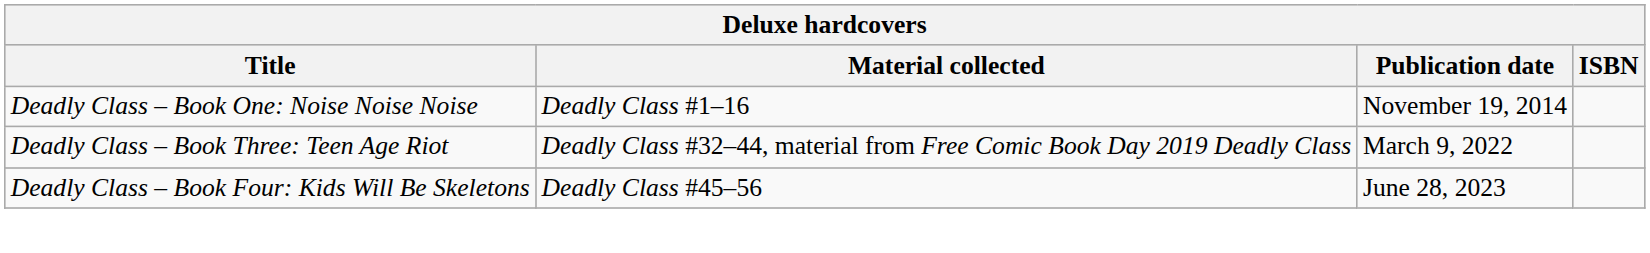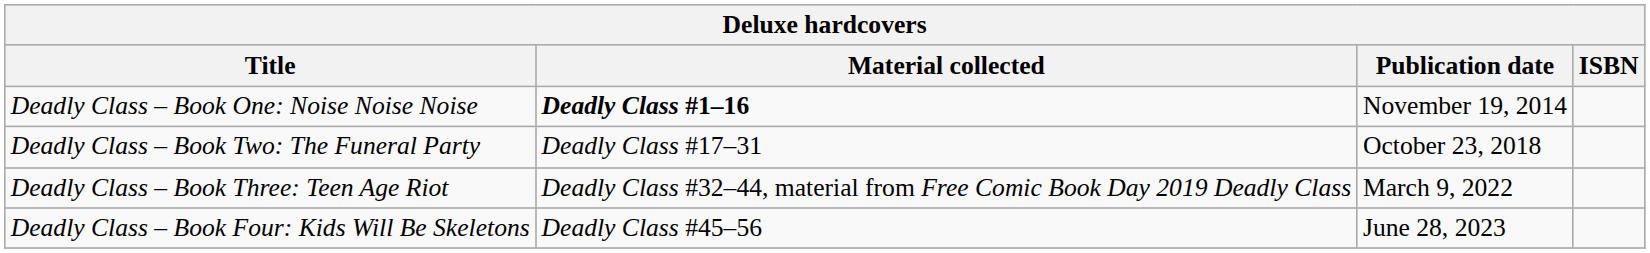(645, 106) normal -> (645, 106) bold
+ row: (245, 146)
